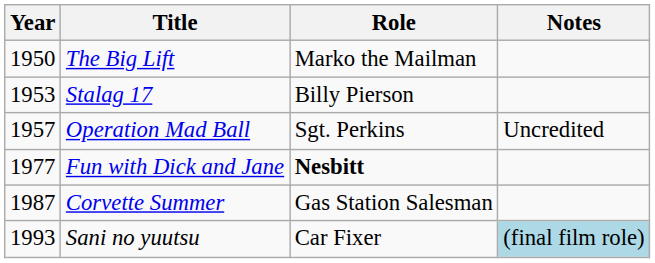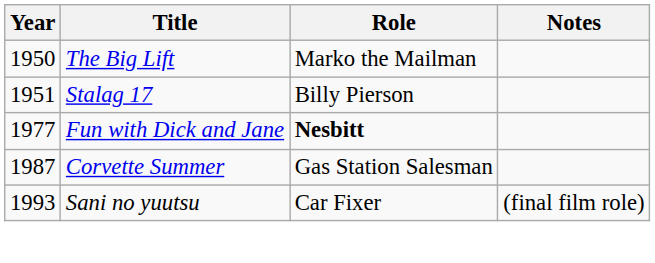(33, 94) 1953 -> (33, 94) 1951
- row: (158, 130)
(574, 238) lightblue background -> (574, 202) no background
